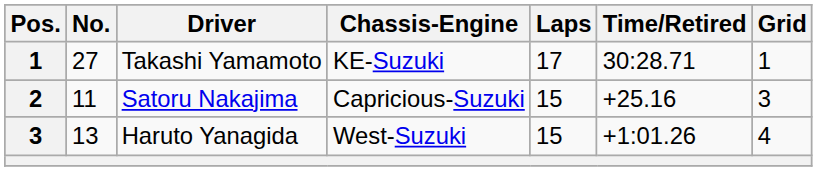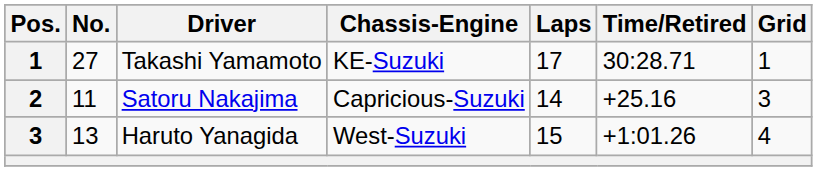(549, 98) 15 -> (549, 98) 14
